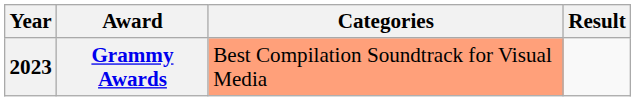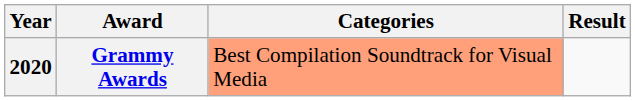(31, 66) 2023 -> (31, 66) 2020
